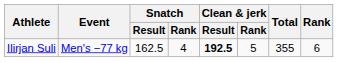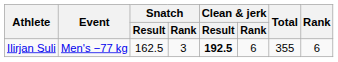(183, 48) 4 -> (183, 48) 3
(253, 48) 5 -> (253, 48) 6
